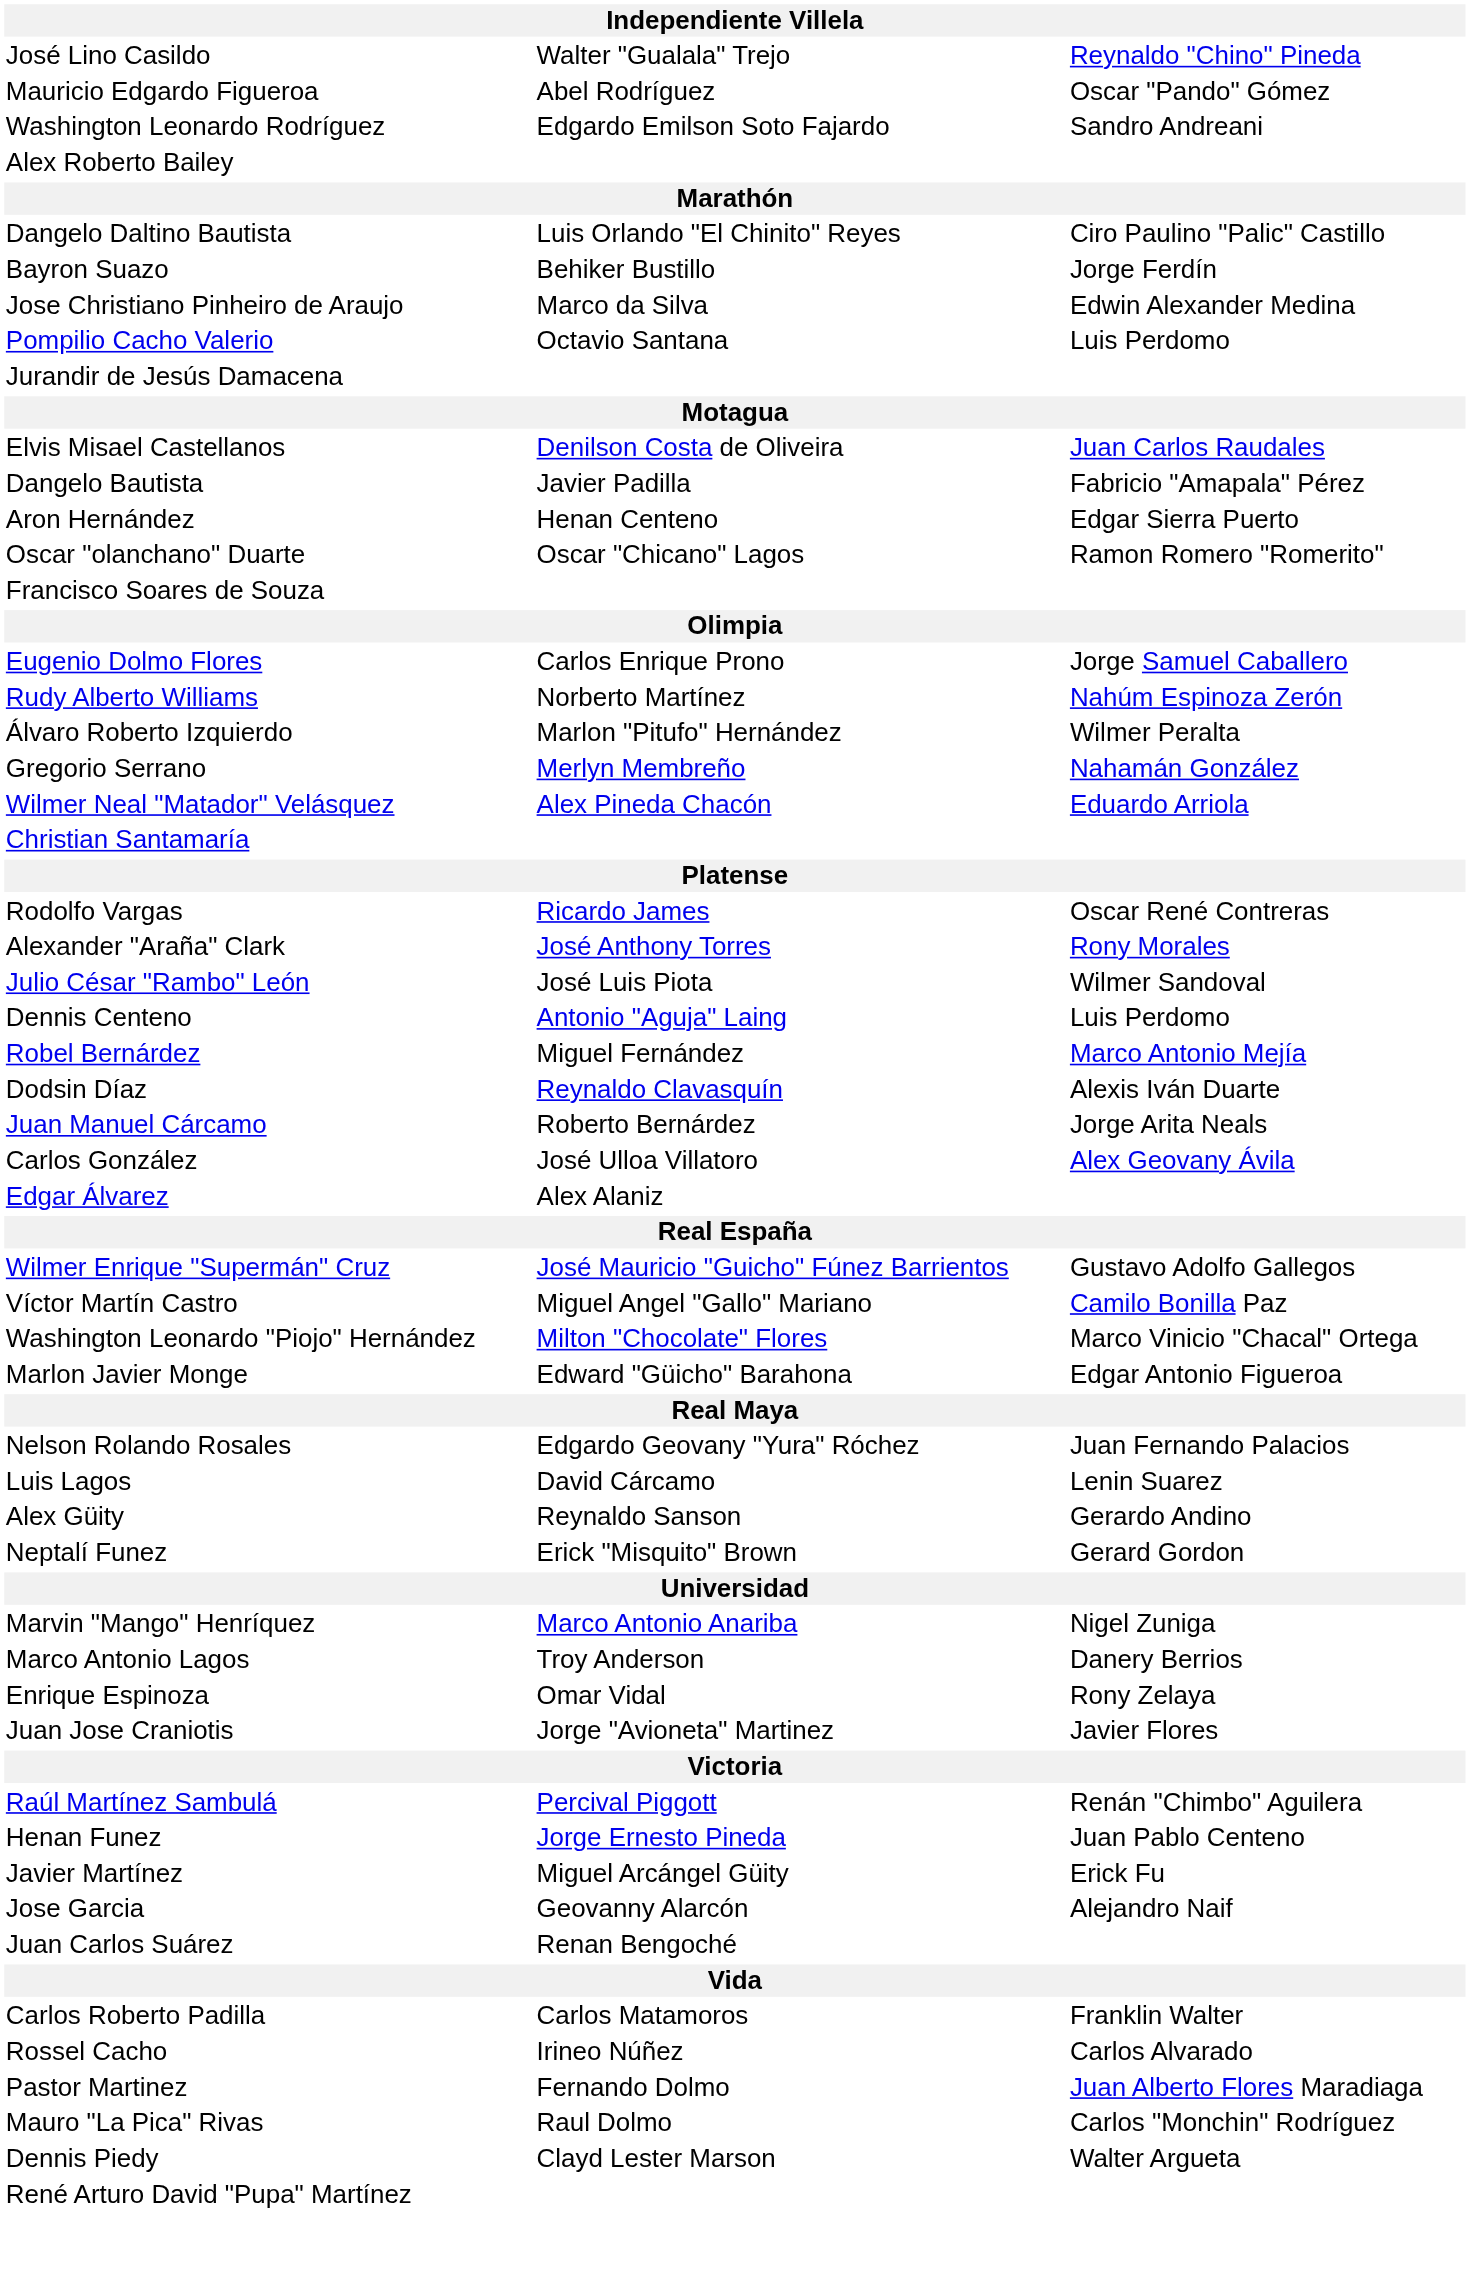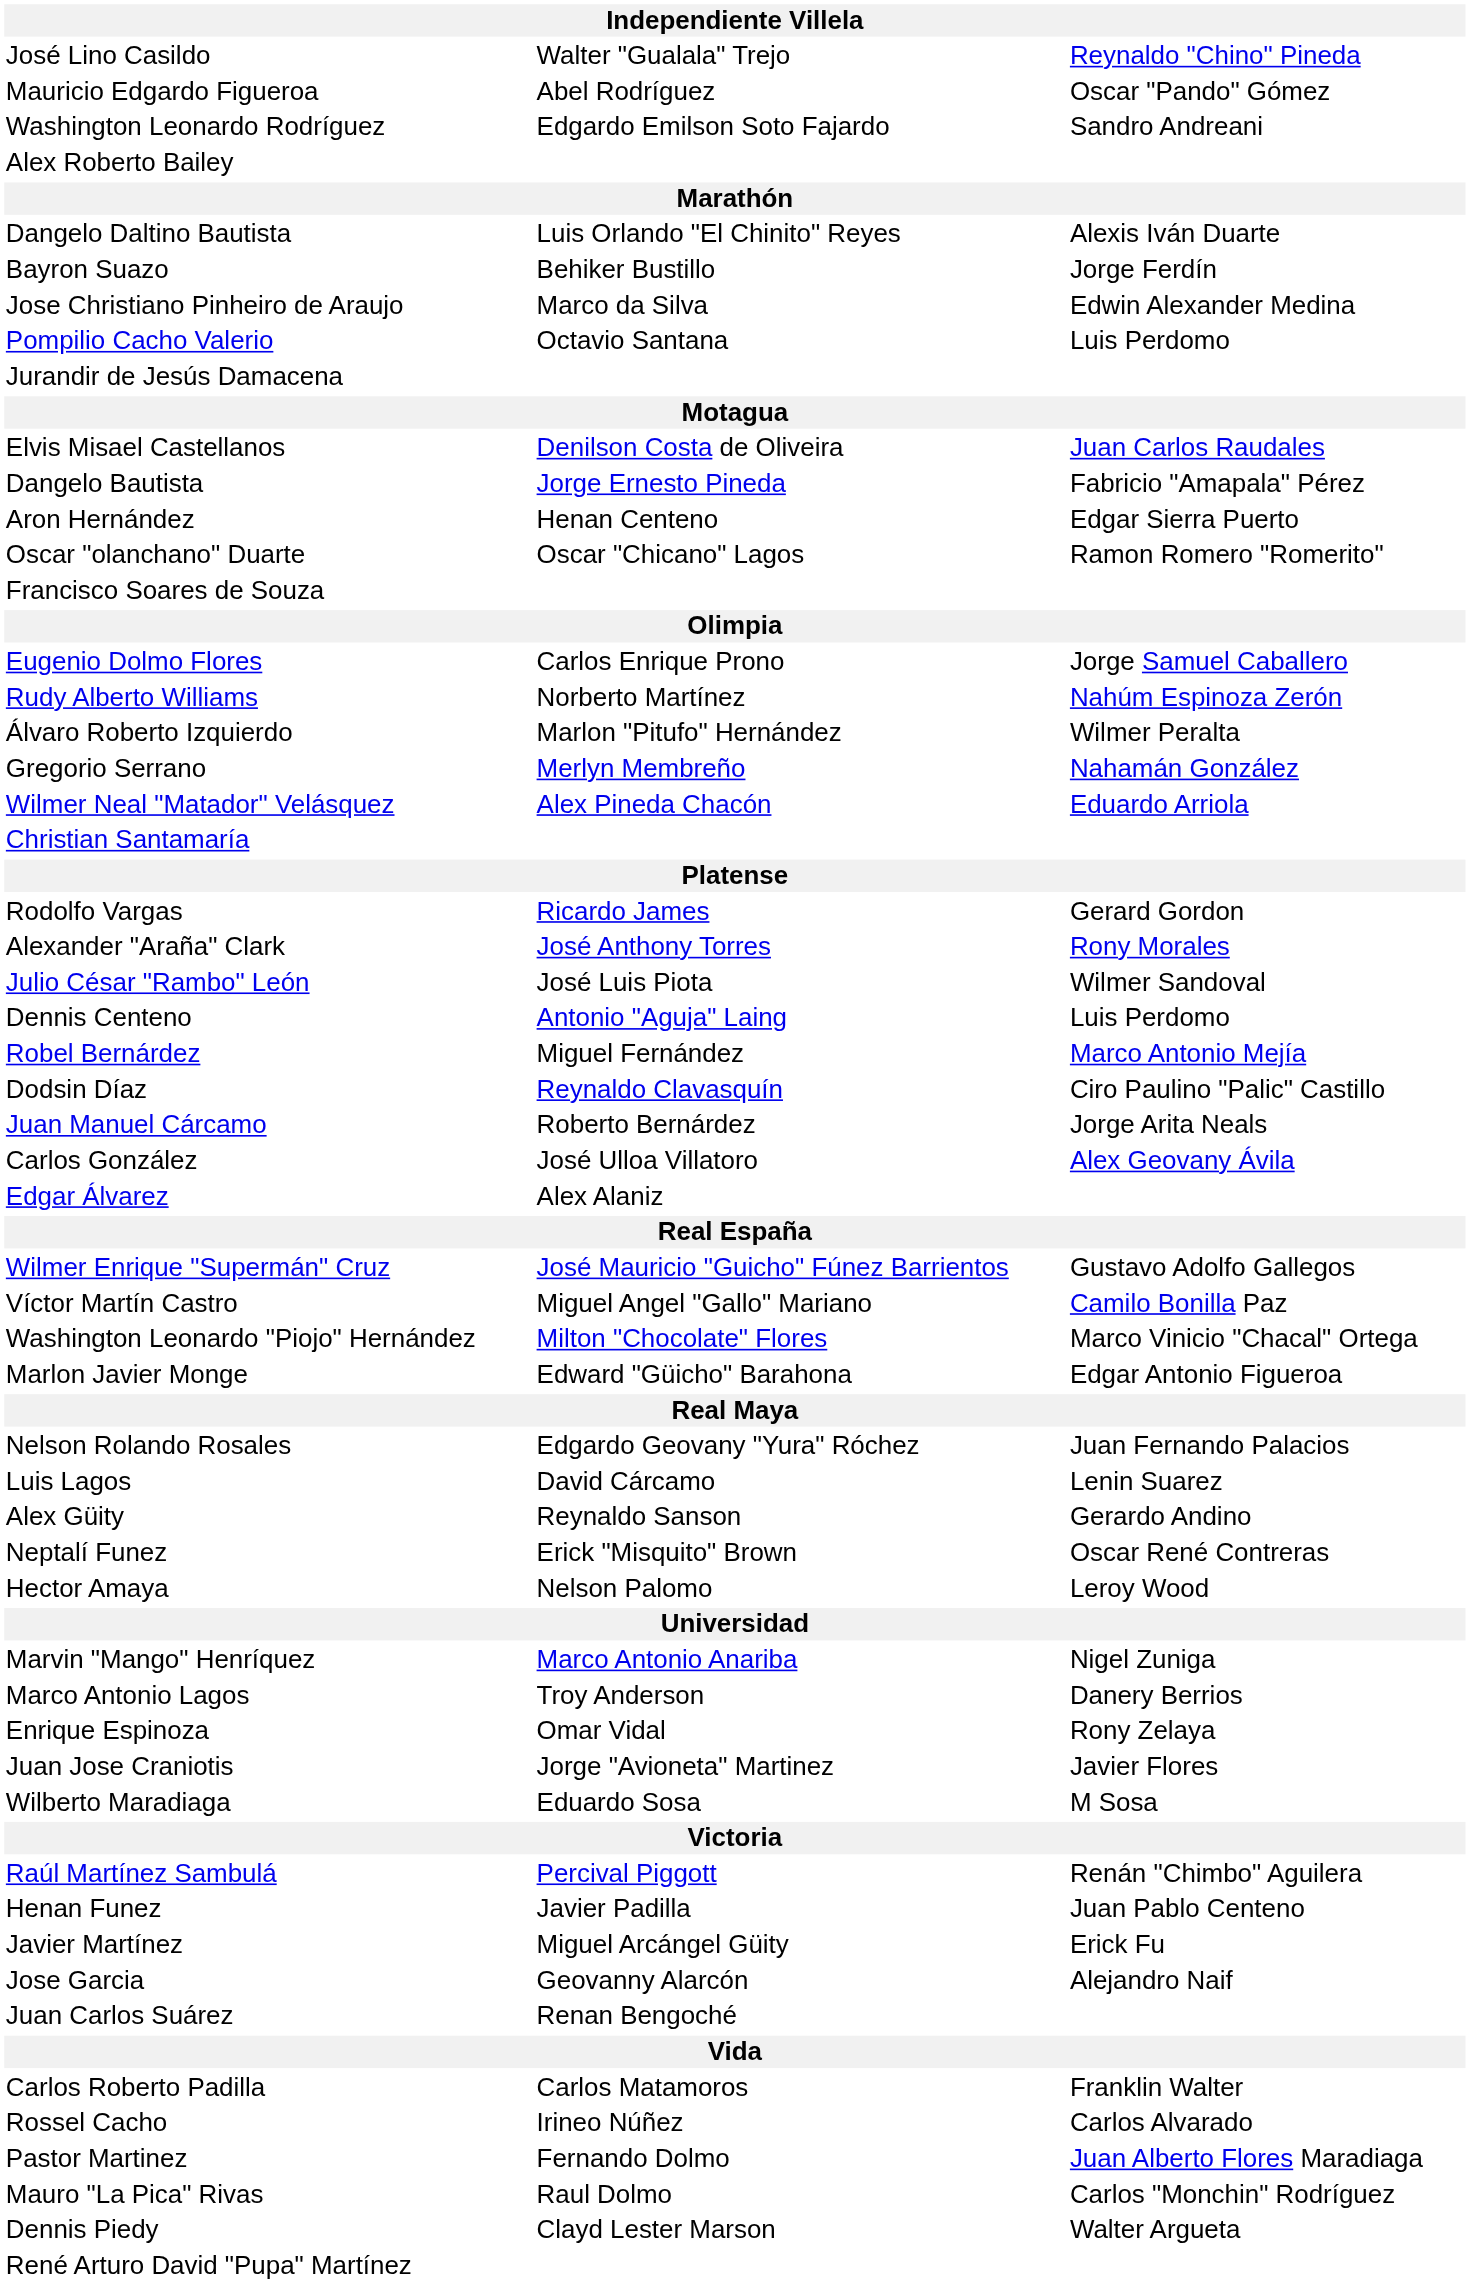(1227, 233) Ciro Paulino "Palic" Castillo -> (1175, 233) Alexis Iván Duarte
(614, 483) Javier Padilla -> (661, 483) Jorge Ernesto Pineda
(1200, 911) Oscar René Contreras -> (1157, 911) Gerard Gordon
(1175, 1089) Alexis Iván Duarte -> (1227, 1089) Ciro Paulino "Palic" Castillo
(1157, 1552) Gerard Gordon -> (1200, 1552) Oscar René Contreras
+ row: (87, 1588)
+ row: (118, 1802)
(661, 1837) Jorge Ernesto Pineda -> (614, 1909) Javier Padilla
